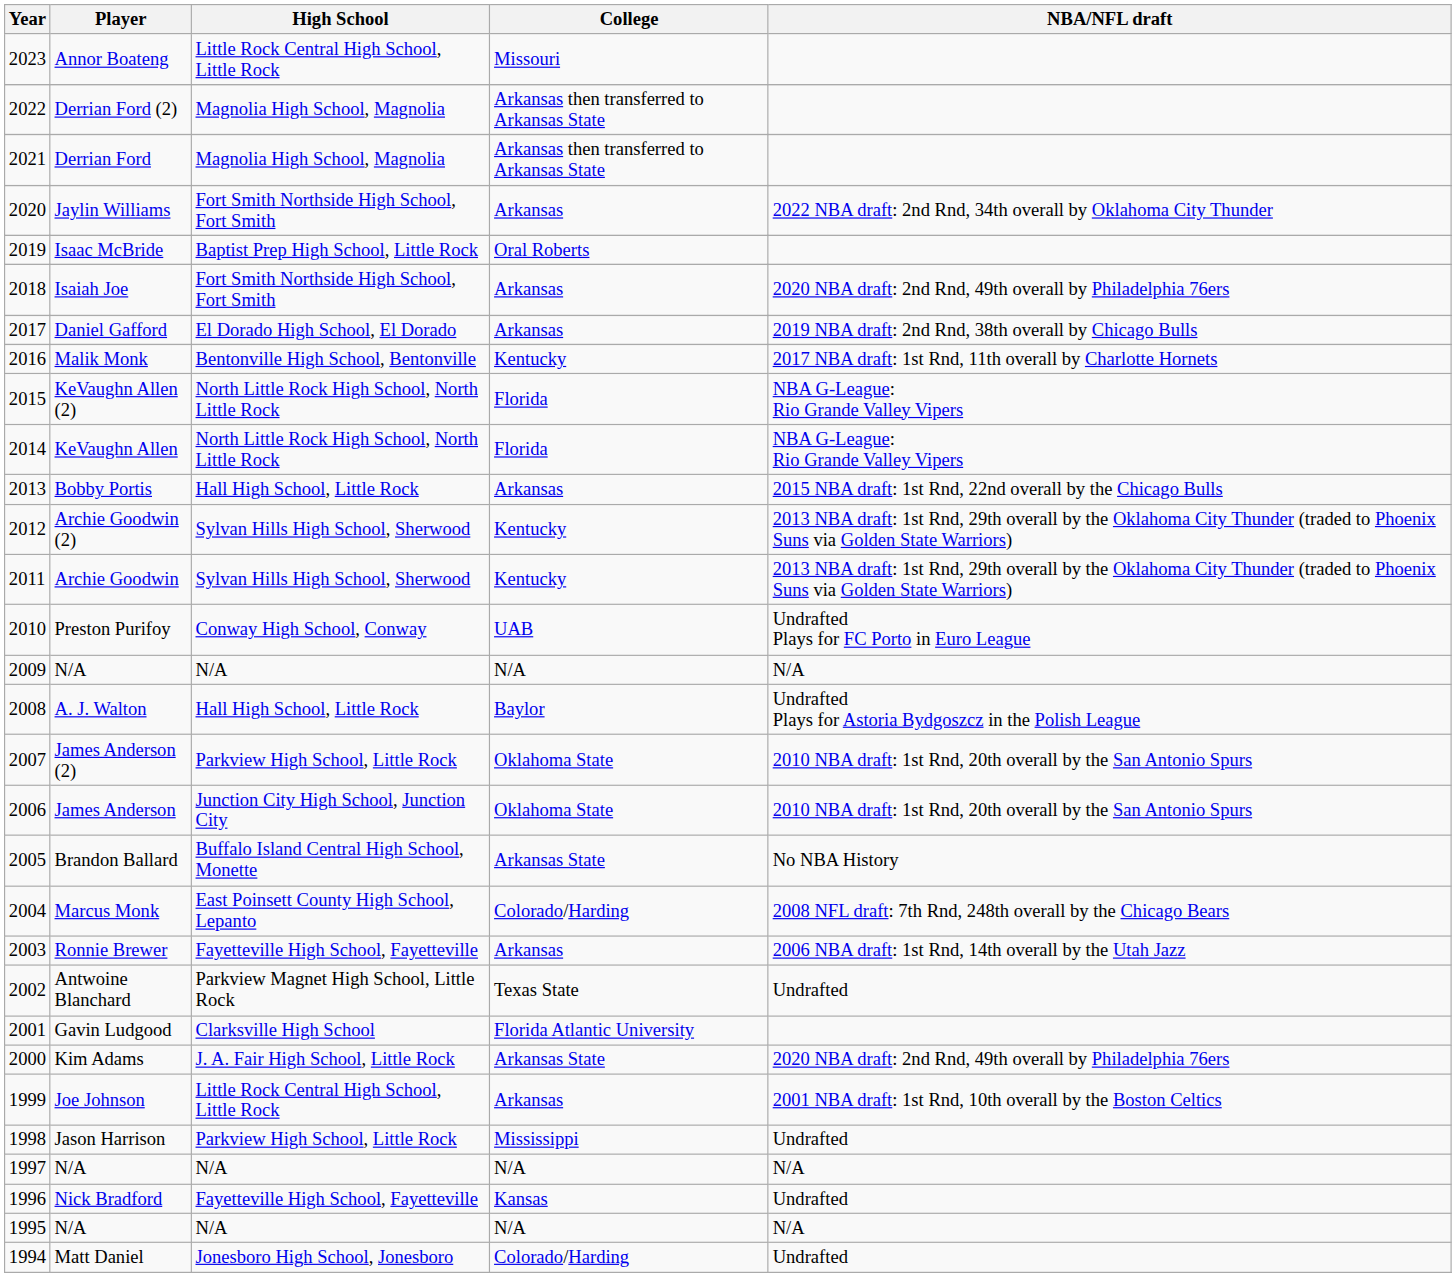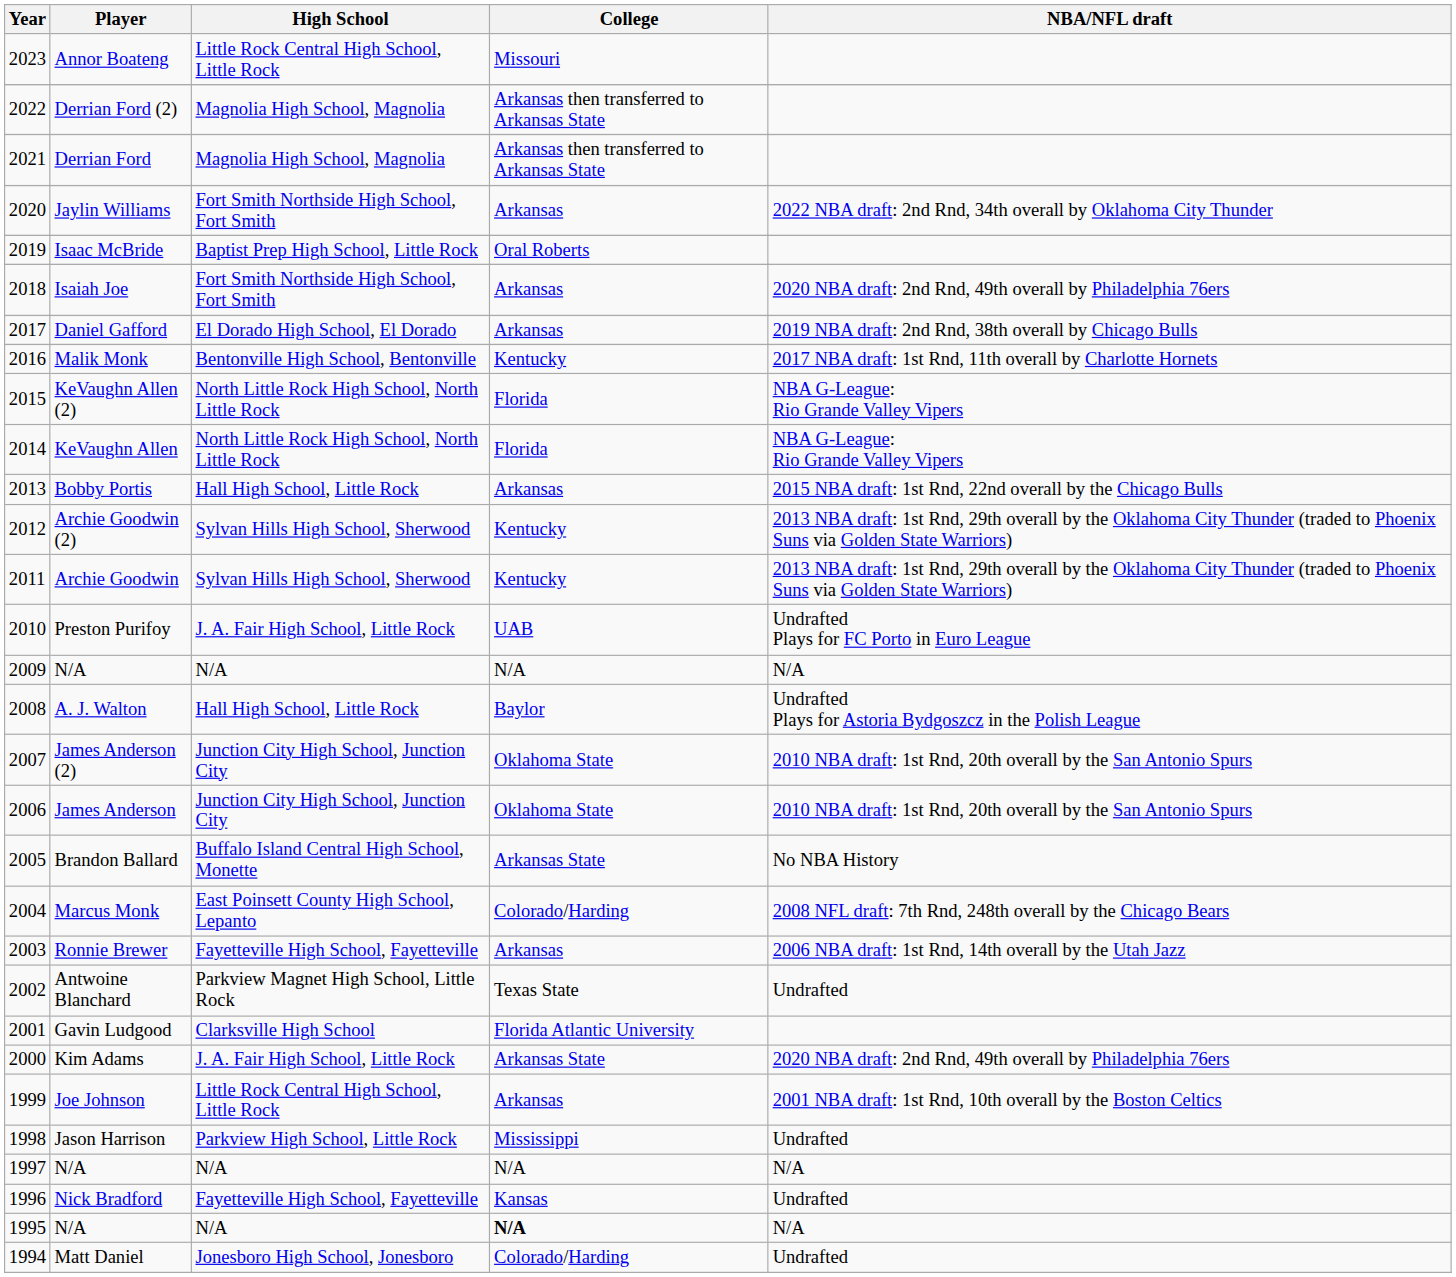(311, 629) Conway High School, Conway -> (325, 629) J. A. Fair High School, Little Rock
(326, 759) Parkview High School, Little Rock -> (330, 759) Junction City High School, Junction City
(510, 1227) normal -> (510, 1227) bold
